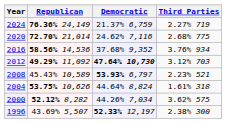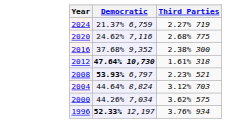- column: (60, 11)
(189, 49) 3.76% 934 -> (189, 49) 2.38% 300
(189, 62) 3.12% 703 -> (189, 62) 1.61% 318
(189, 87) 1.61% 318 -> (189, 87) 3.12% 703
(189, 112) 2.38% 300 -> (189, 112) 3.76% 934
